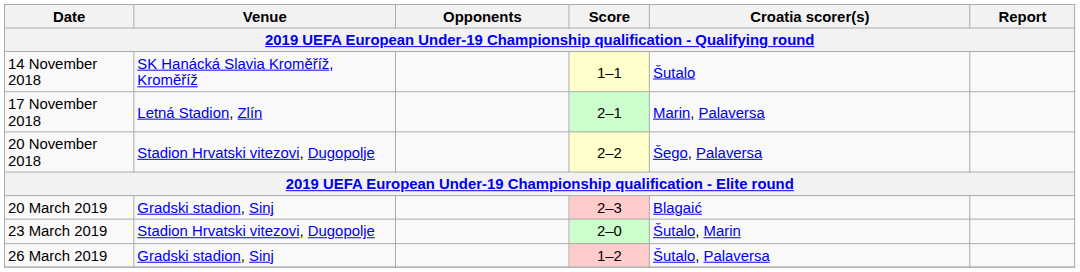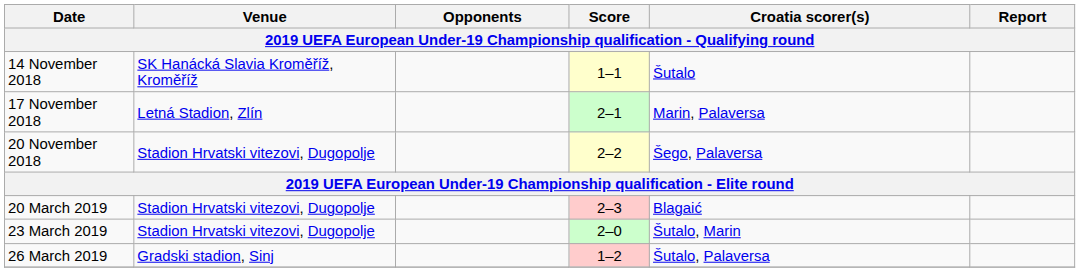(206, 208) Gradski stadion, Sinj -> (256, 208) Stadion Hrvatski vitezovi, Dugopolje
